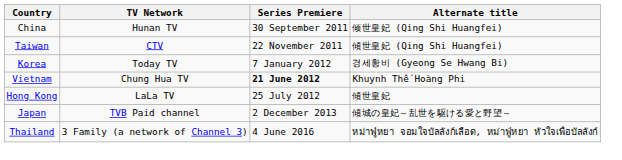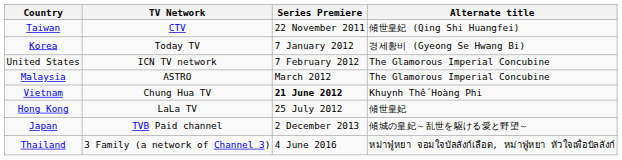- row: (32, 28)
+ row: (43, 62)
+ row: (43, 77)
